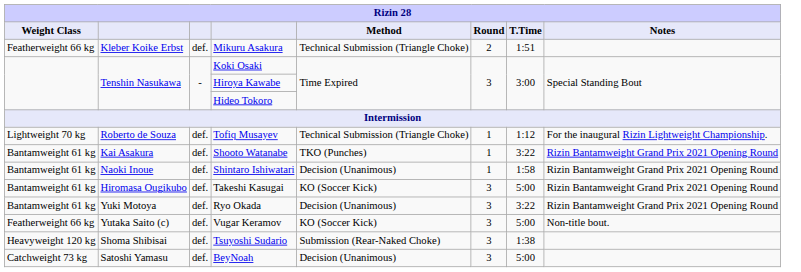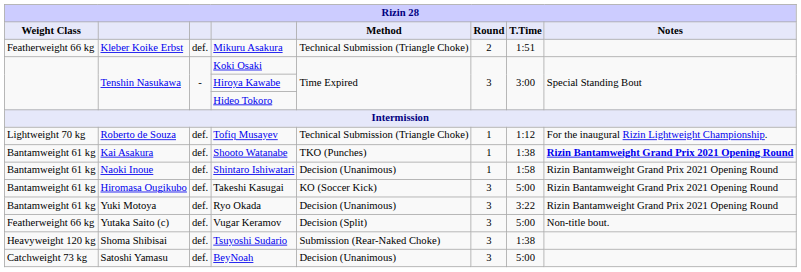(526, 153) 3:22 -> (526, 153) 1:38
(662, 153) normal -> (670, 153) bold
(338, 223) KO (Soccer Kick) -> (333, 223) Decision (Split)
